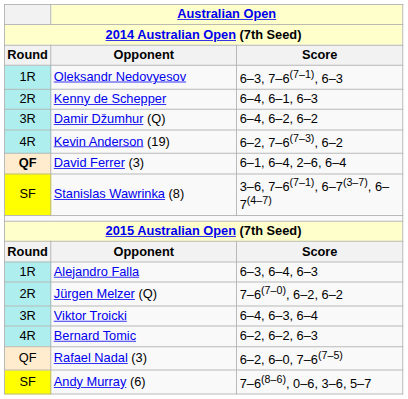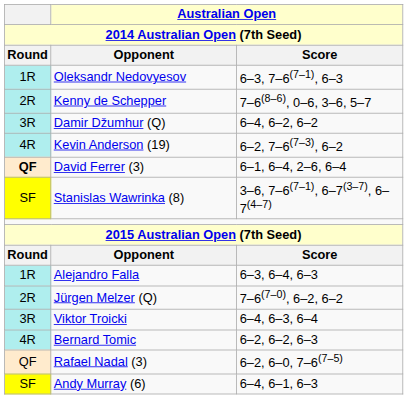(279, 99) 6–4, 6–1, 6–3 -> (306, 101) 7–6(8–6), 0–6, 3–6, 5–7
(306, 382) 7–6(8–6), 0–6, 3–6, 5–7 -> (279, 383) 6–4, 6–1, 6–3
